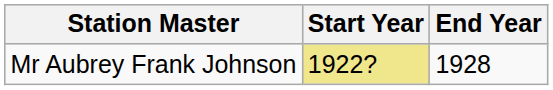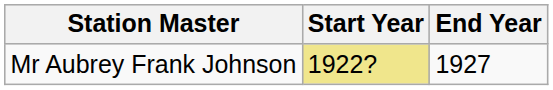(463, 63) 1928 -> (463, 63) 1927
